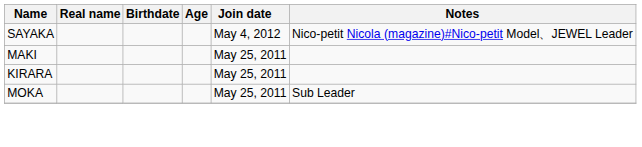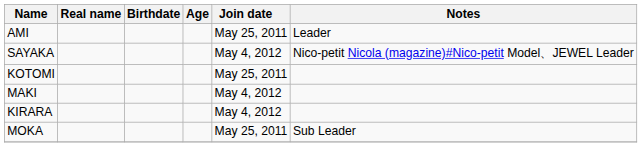+ row: (18, 33)
+ row: (31, 74)
(250, 54) May 25, 2011 -> (248, 93) May 4, 2012
(250, 74) May 25, 2011 -> (248, 112) May 4, 2012
